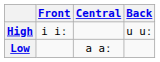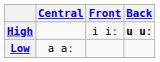columns swapped: (54, 13) <-> (98, 13)
(139, 31) normal -> (139, 31) bold
